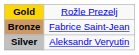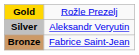rows swapped: (24, 42) <-> (24, 27)
